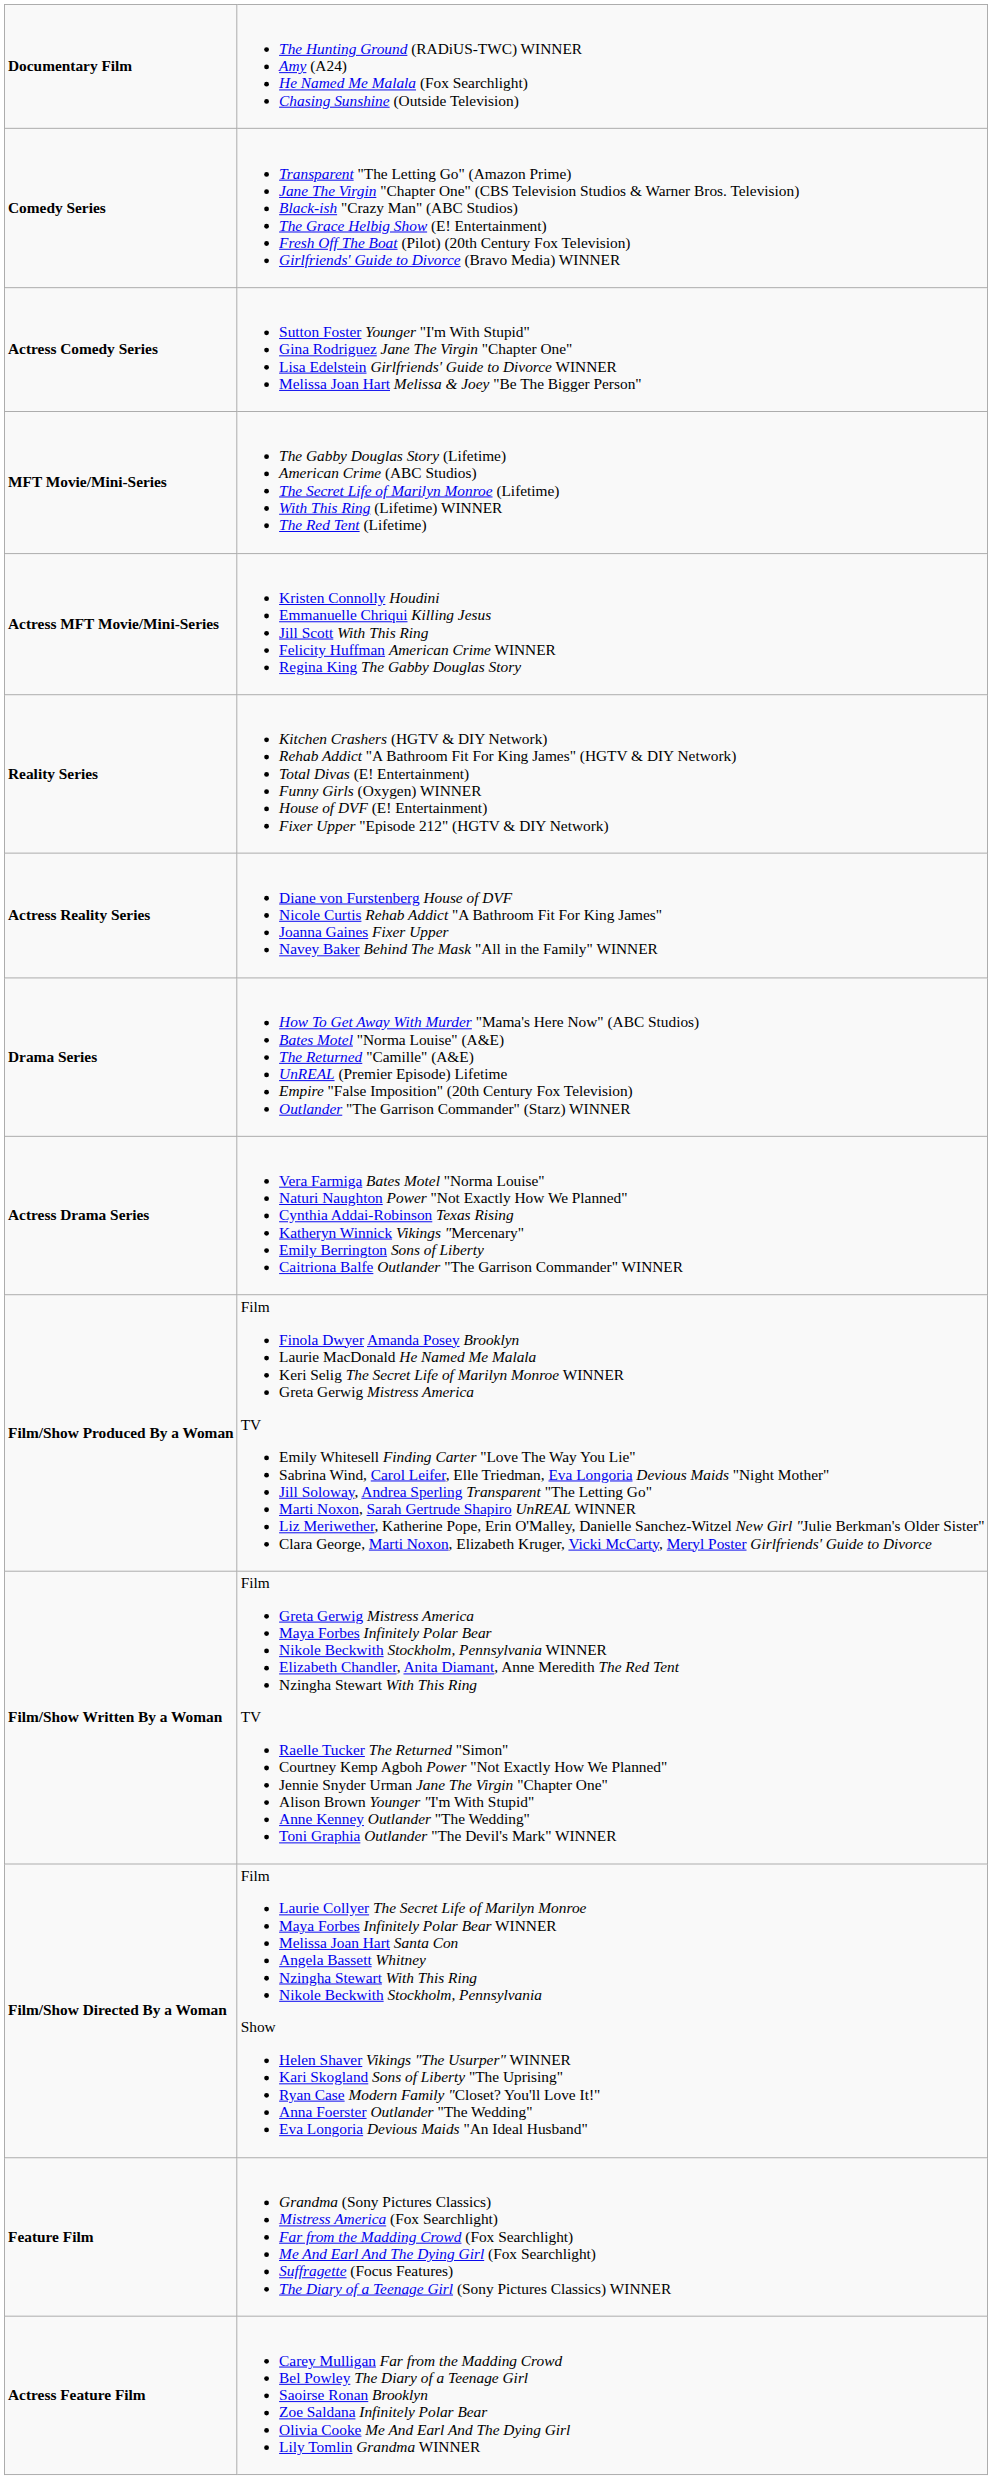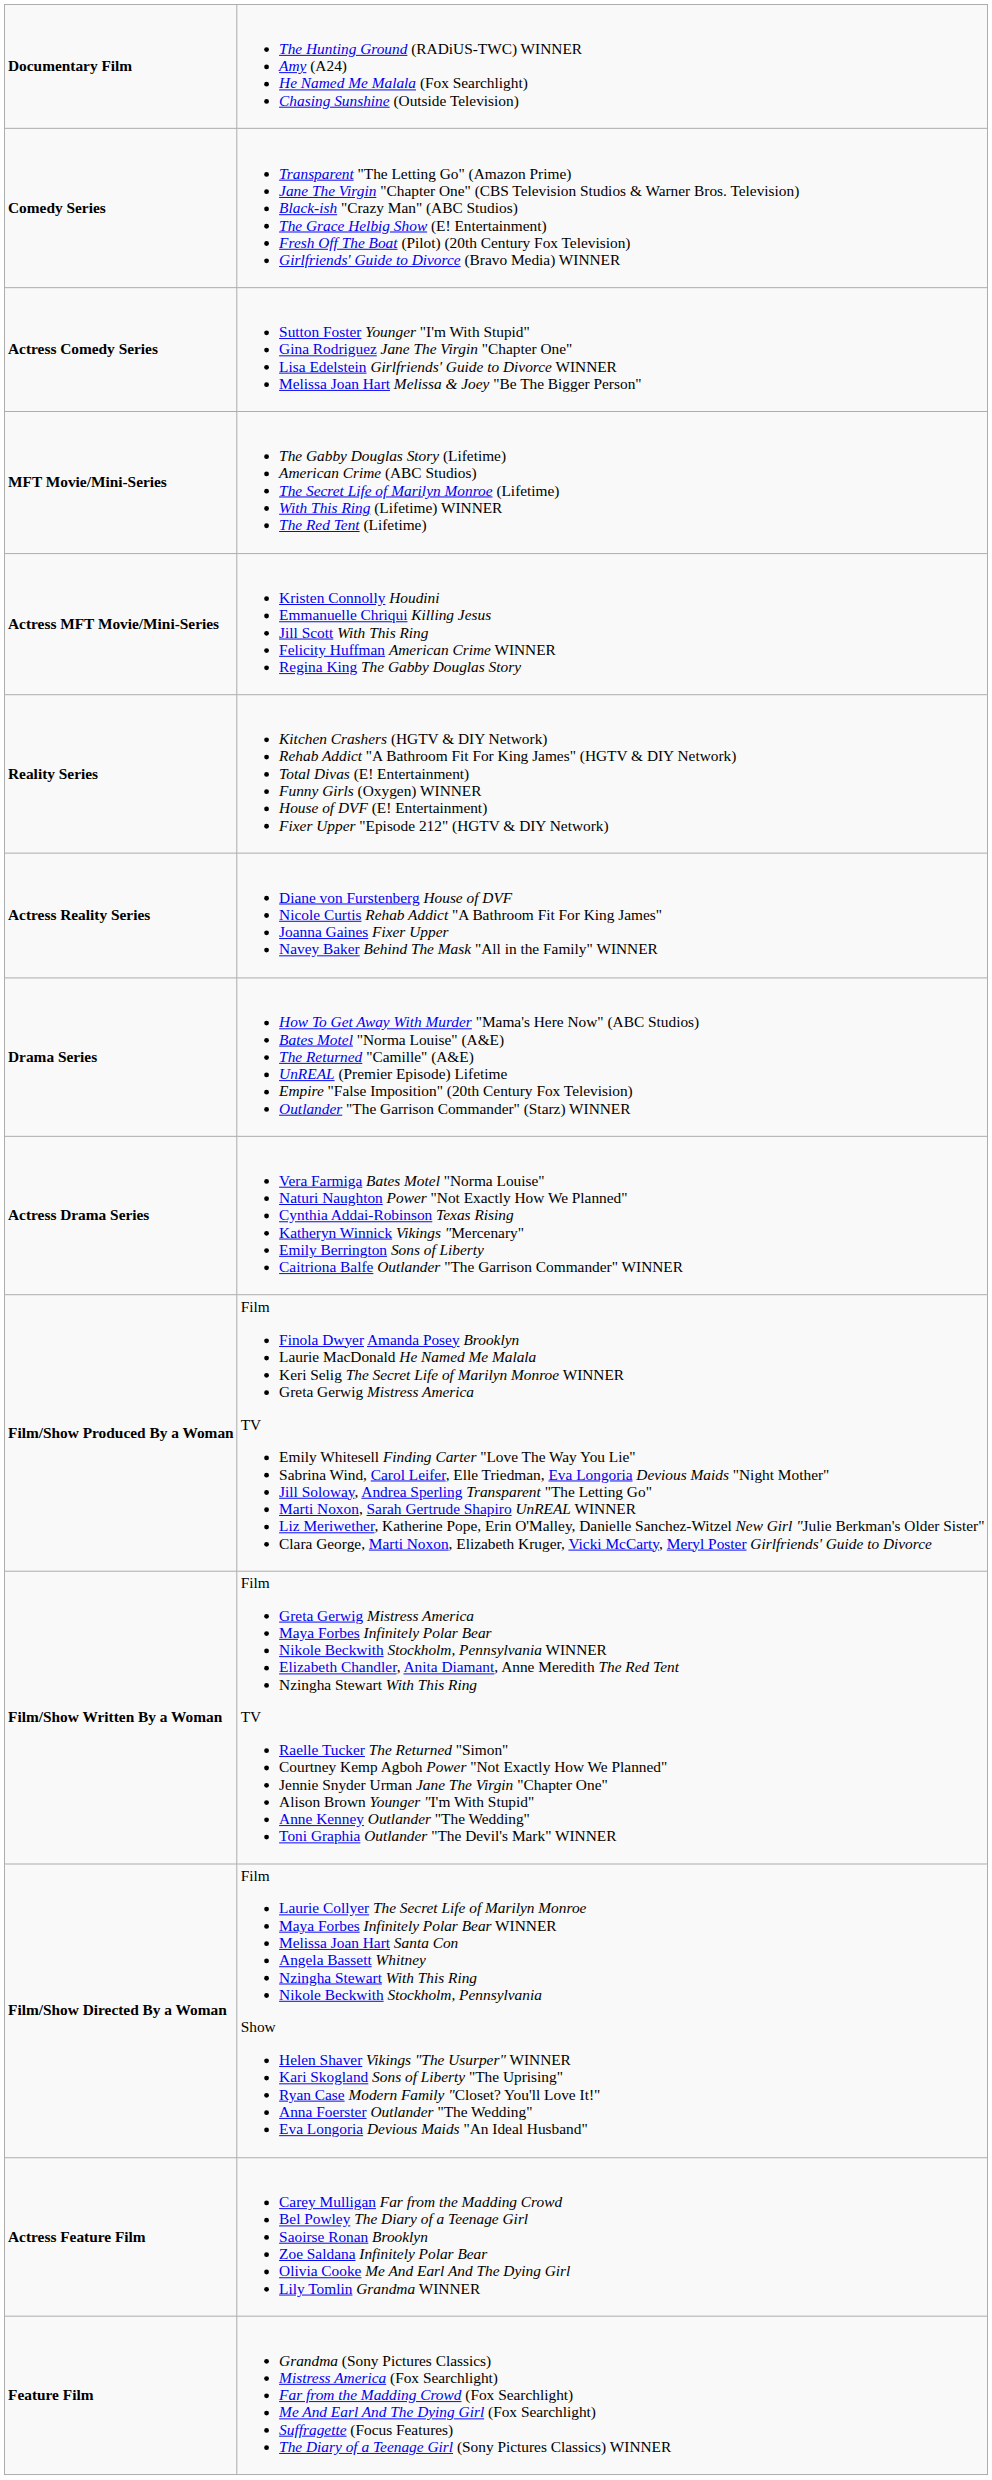rows swapped: (51, 2236) <-> (77, 2395)
